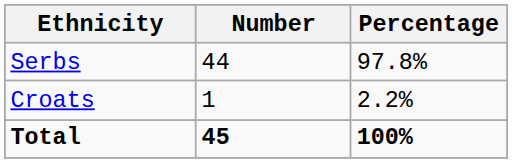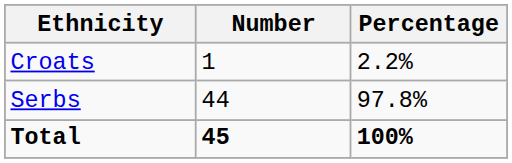rows swapped: (46, 62) <-> (53, 100)
